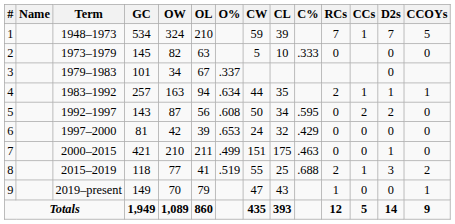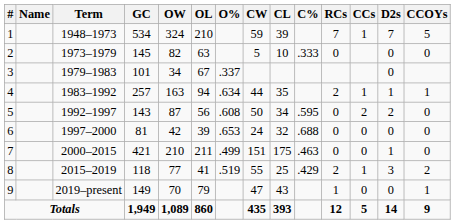(308, 131) .429 -> (308, 131) .688
(308, 170) .688 -> (308, 170) .429
